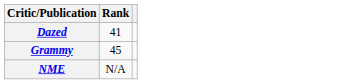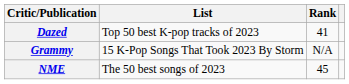+ column: (203, 13)
(116, 50) 45 -> (323, 50) N/A
(116, 69) N/A -> (323, 69) 45
